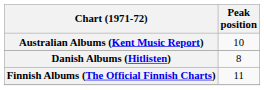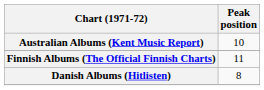rows swapped: (111, 59) <-> (111, 76)
